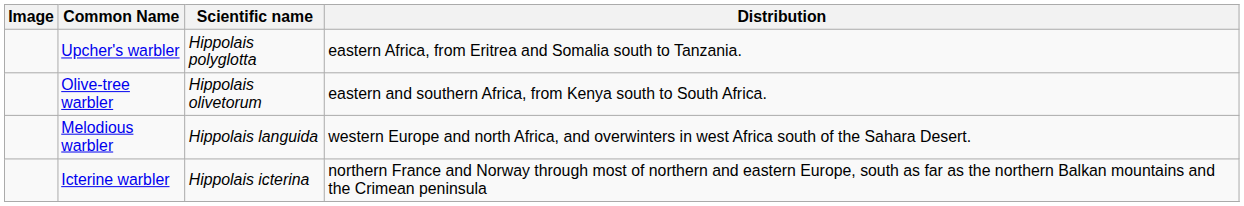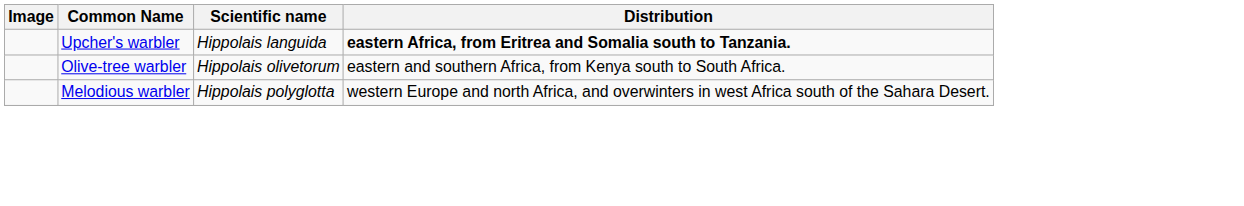(223, 51) Hippolais polyglotta -> (262, 42) Hippolais languida
(535, 51) normal -> (569, 42) bold
(253, 136) Hippolais languida -> (266, 92) Hippolais polyglotta
- row: (115, 179)
